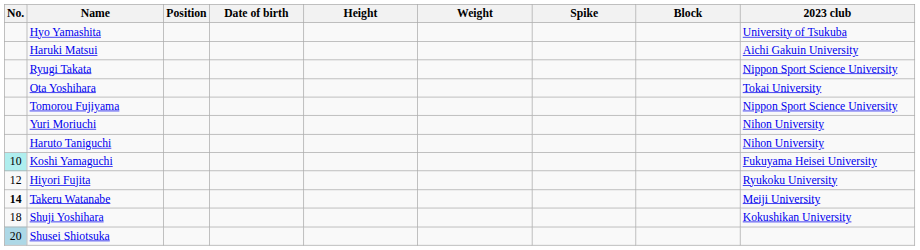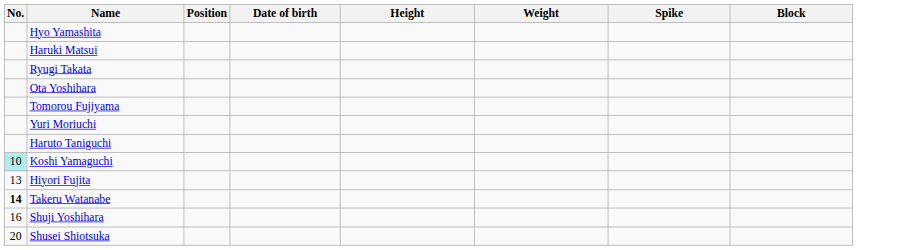- column: (827, 13)
(16, 180) 12 -> (16, 180) 13
(16, 217) 18 -> (16, 217) 16
(16, 236) lightblue background -> (16, 236) no background
